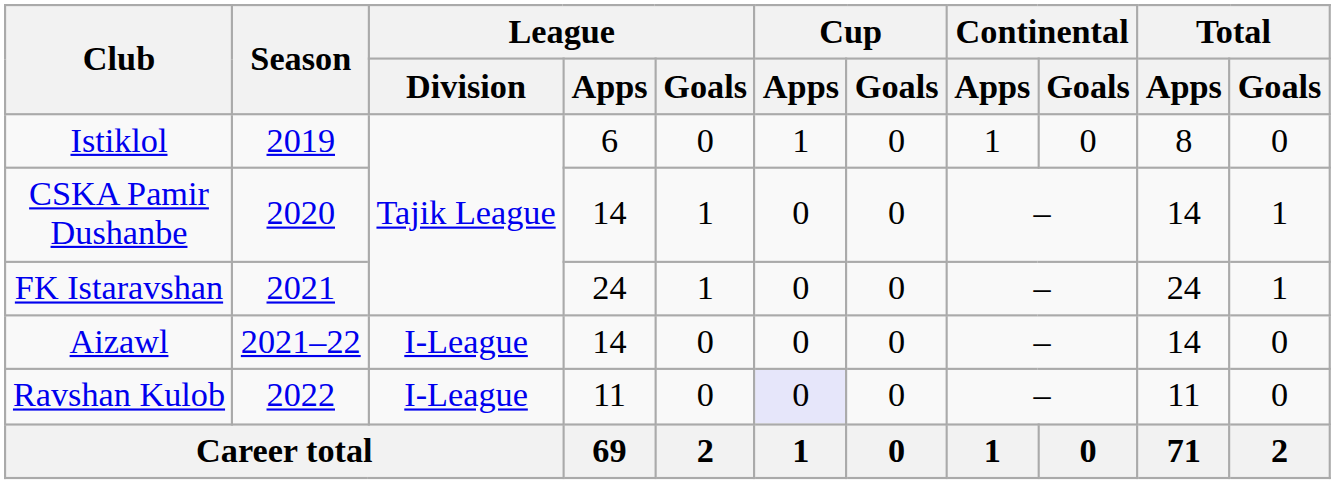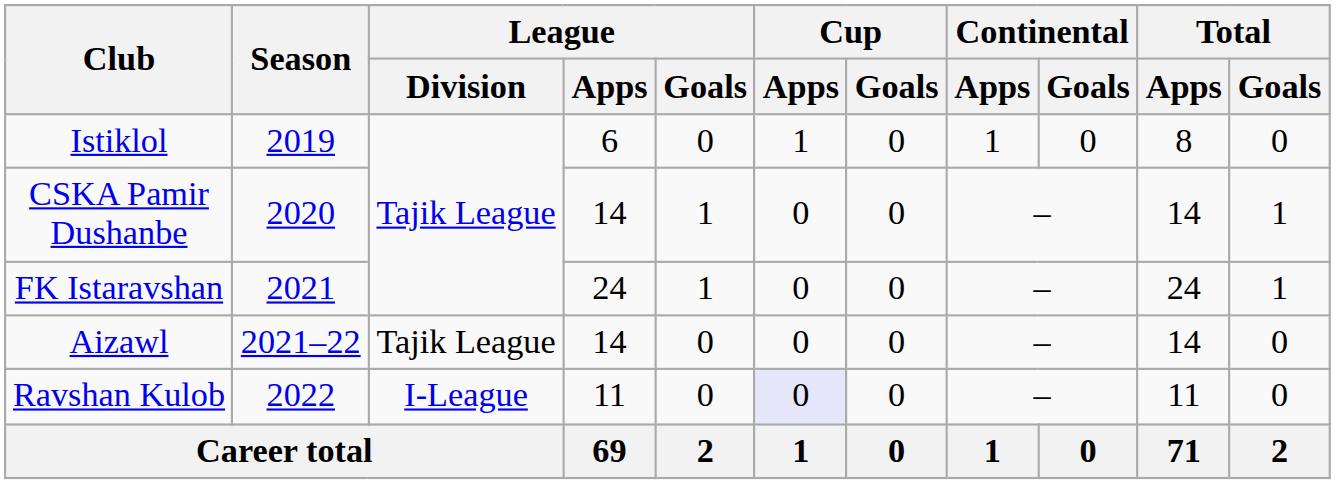(466, 341) I-League -> (466, 341) Tajik League
